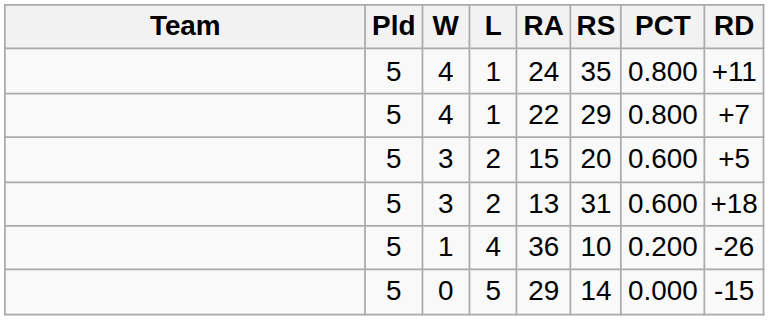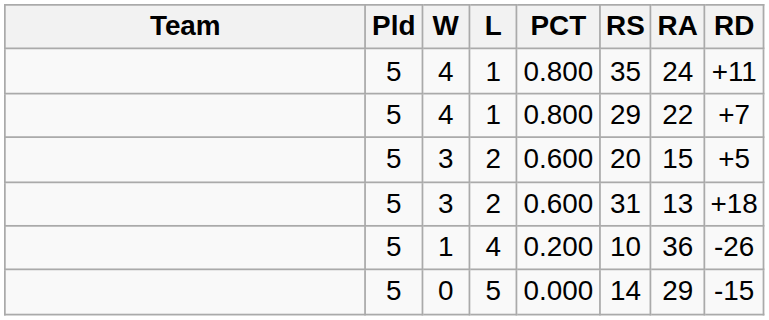columns swapped: (663, 26) <-> (544, 26)
